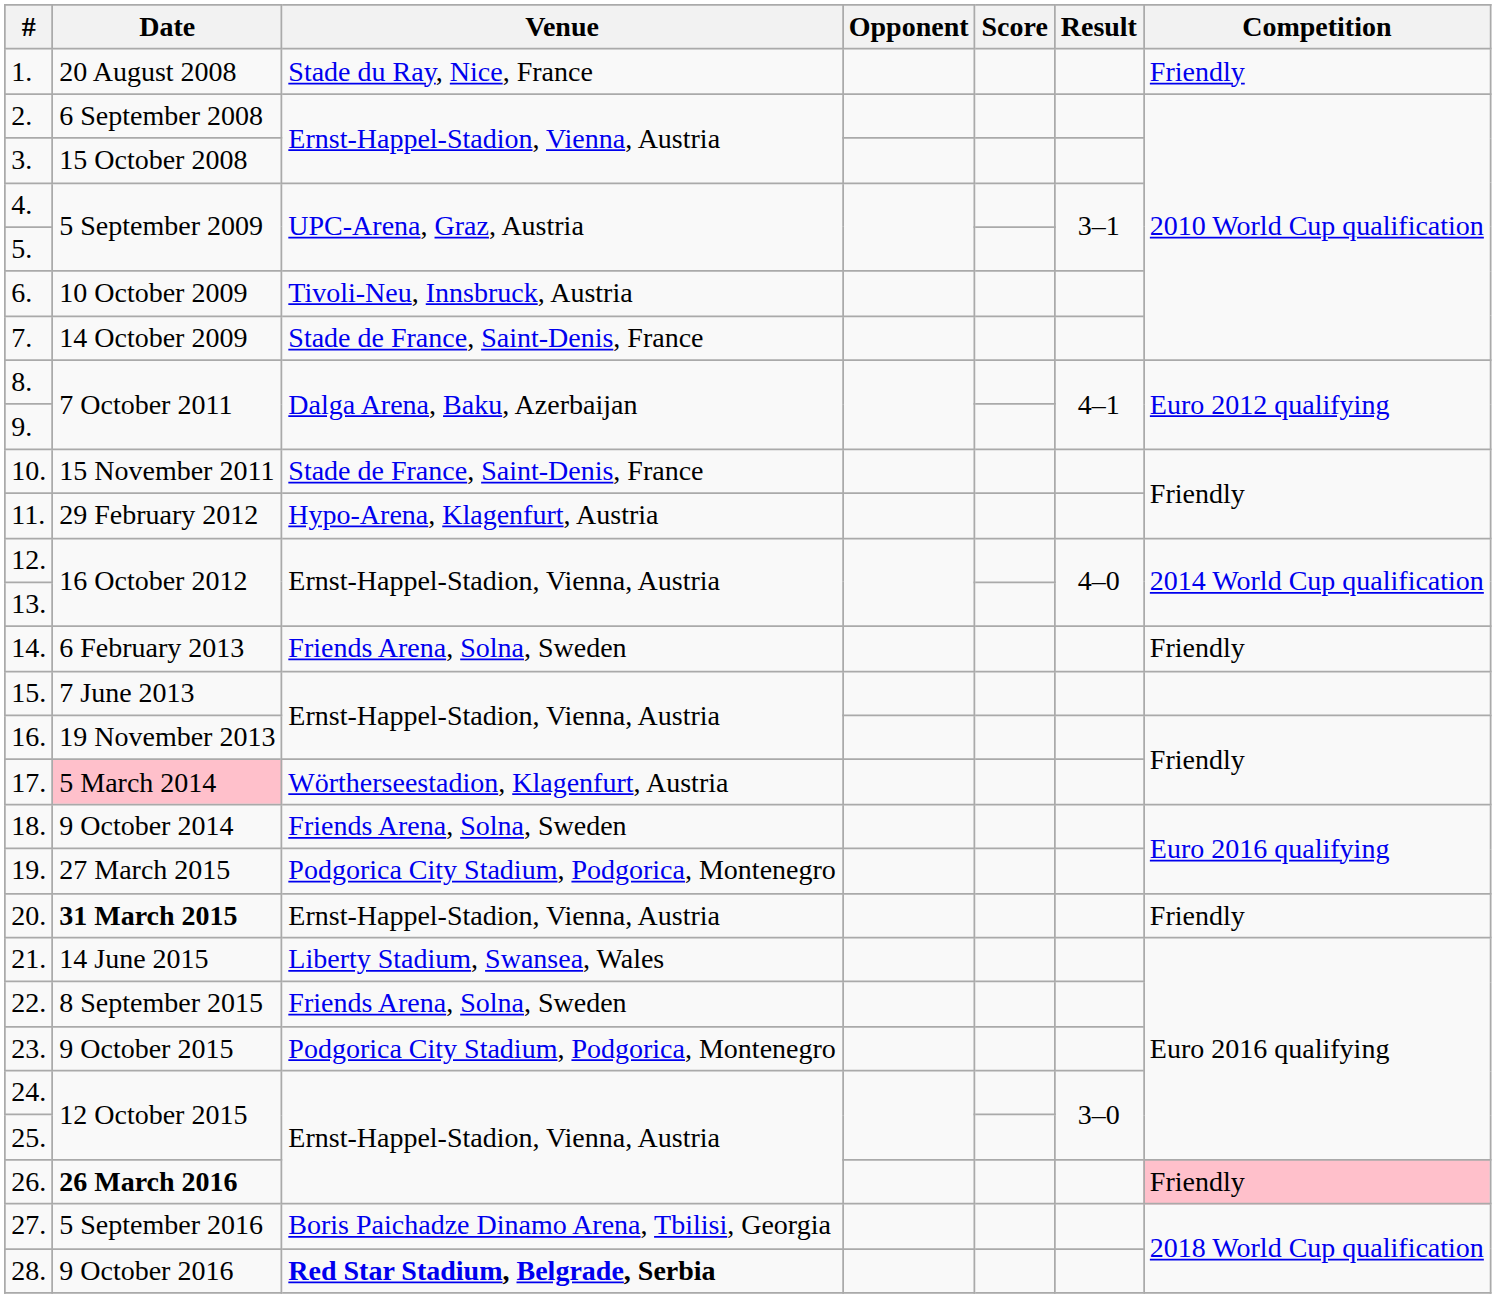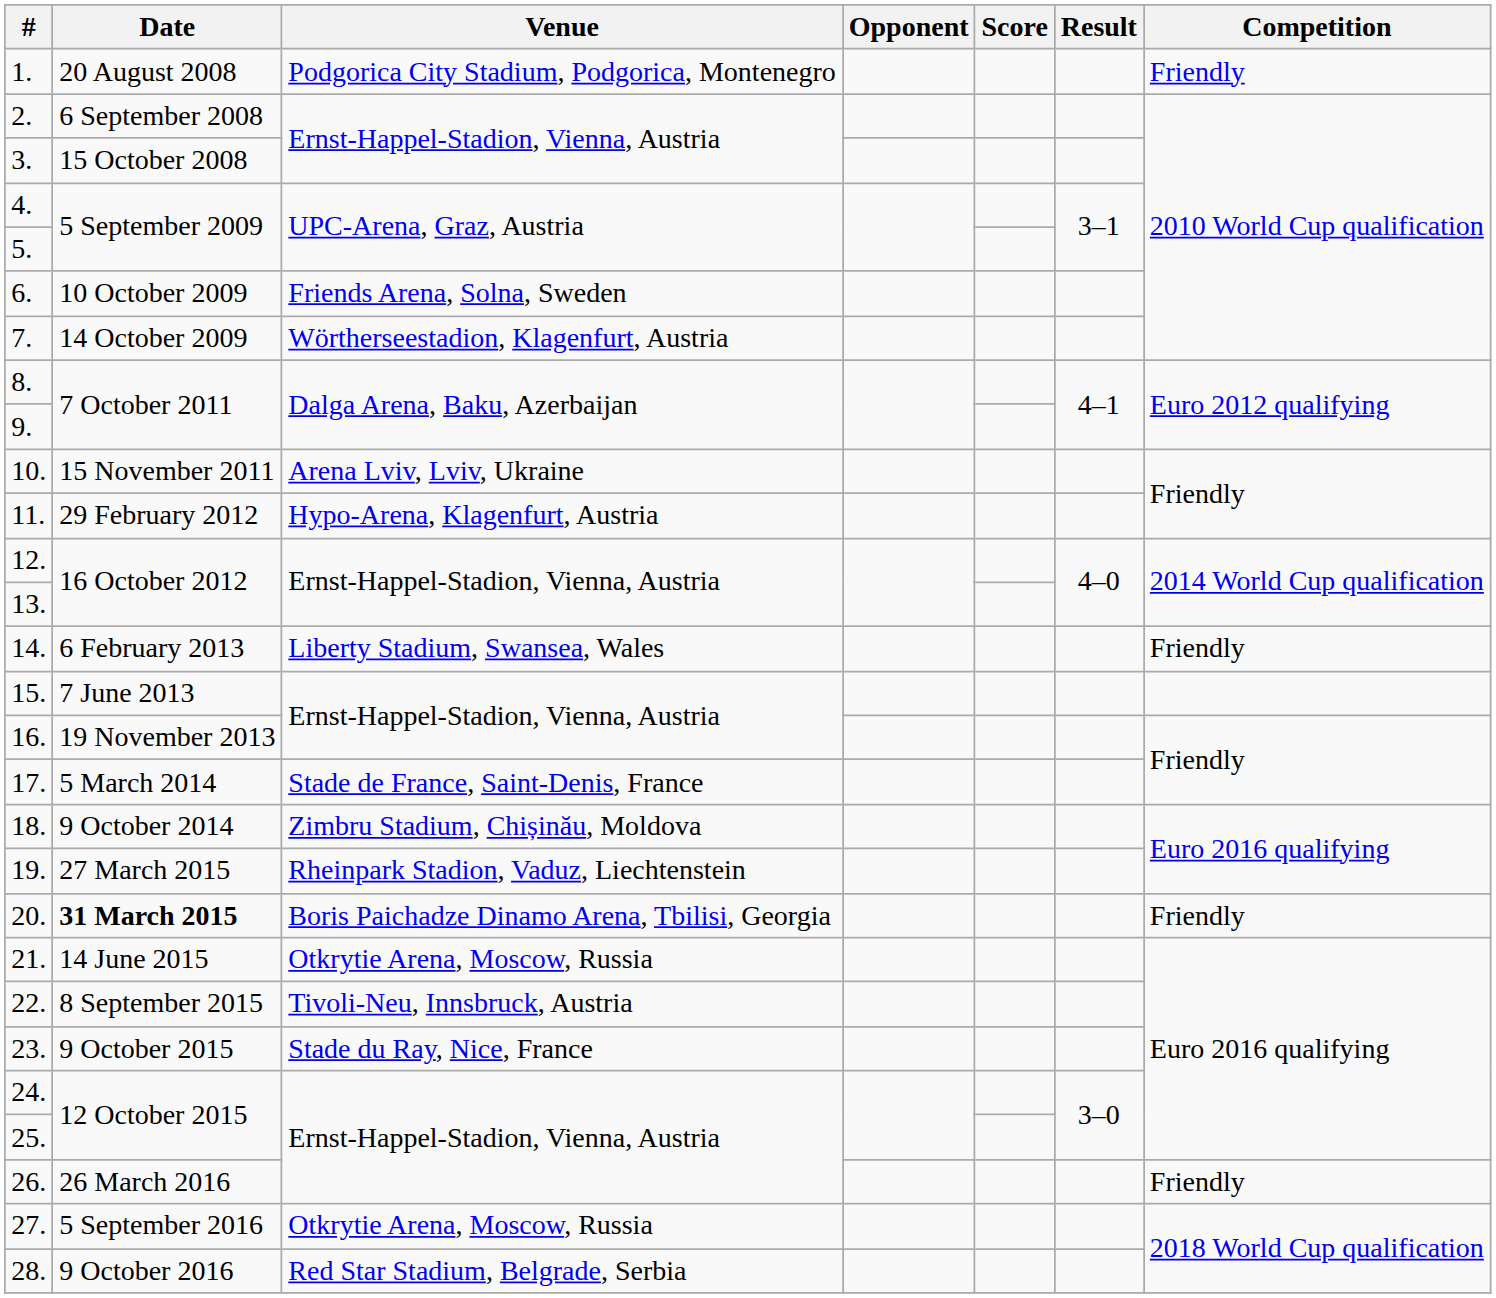(441, 71) Stade du Ray, Nice, France -> (562, 71) Podgorica City Stadium, Podgorica, Montenegro
(460, 293) Tivoli-Neu, Innsbruck, Austria -> (457, 293) Friends Arena, Solna, Sweden
(496, 337) Stade de France, Saint-Denis, France -> (508, 337) Wörtherseestadion, Klagenfurt, Austria
(496, 470) Stade de France, Saint-Denis, France -> (436, 470) Arena Lviv, Lviv, Ukraine
(457, 648) Friends Arena, Solna, Sweden -> (476, 648) Liberty Stadium, Swansea, Wales
(138, 781) pink background -> (138, 781) no background
(508, 781) Wörtherseestadion, Klagenfurt, Austria -> (496, 781) Stade de France, Saint-Denis, France
(457, 826) Friends Arena, Solna, Sweden -> (495, 826) Zimbru Stadium, Chișinău, Moldova
(562, 870) Podgorica City Stadium, Podgorica, Montenegro -> (517, 870) Rheinpark Stadion, Vaduz, Liechtenstein
(504, 914) Ernst-Happel-Stadion, Vienna, Austria -> (560, 914) Boris Paichadze Dinamo Arena, Tbilisi, Georgia
(476, 959) Liberty Stadium, Swansea, Wales -> (471, 959) Otkrytie Arena, Moscow, Russia
(457, 1003) Friends Arena, Solna, Sweden -> (460, 1003) Tivoli-Neu, Innsbruck, Austria
(562, 1048) Podgorica City Stadium, Podgorica, Montenegro -> (441, 1048) Stade du Ray, Nice, France
(148, 1181) bold -> (145, 1181) normal
(1197, 1181) pink background -> (1197, 1181) no background
(560, 1225) Boris Paichadze Dinamo Arena, Tbilisi, Georgia -> (471, 1225) Otkrytie Arena, Moscow, Russia
(502, 1270) bold -> (487, 1270) normal
